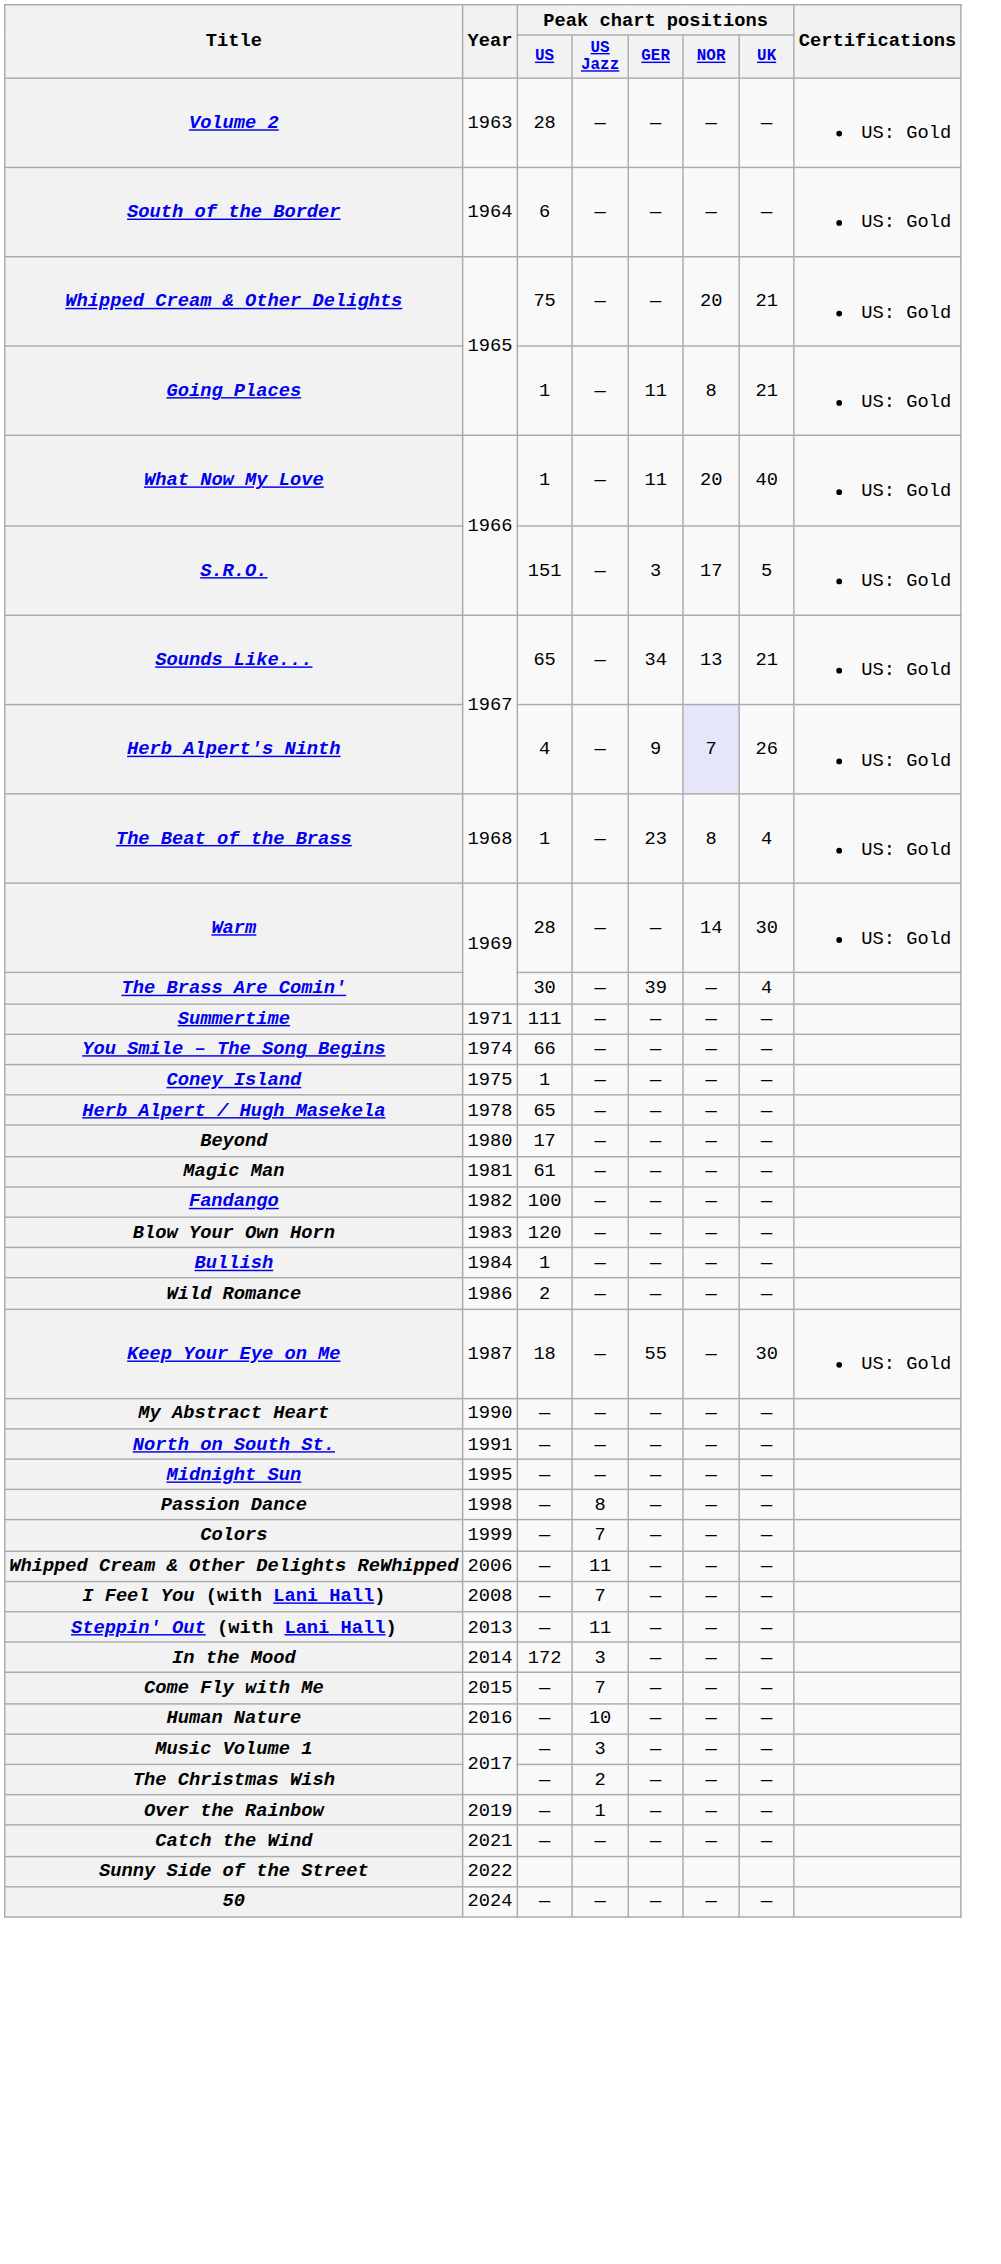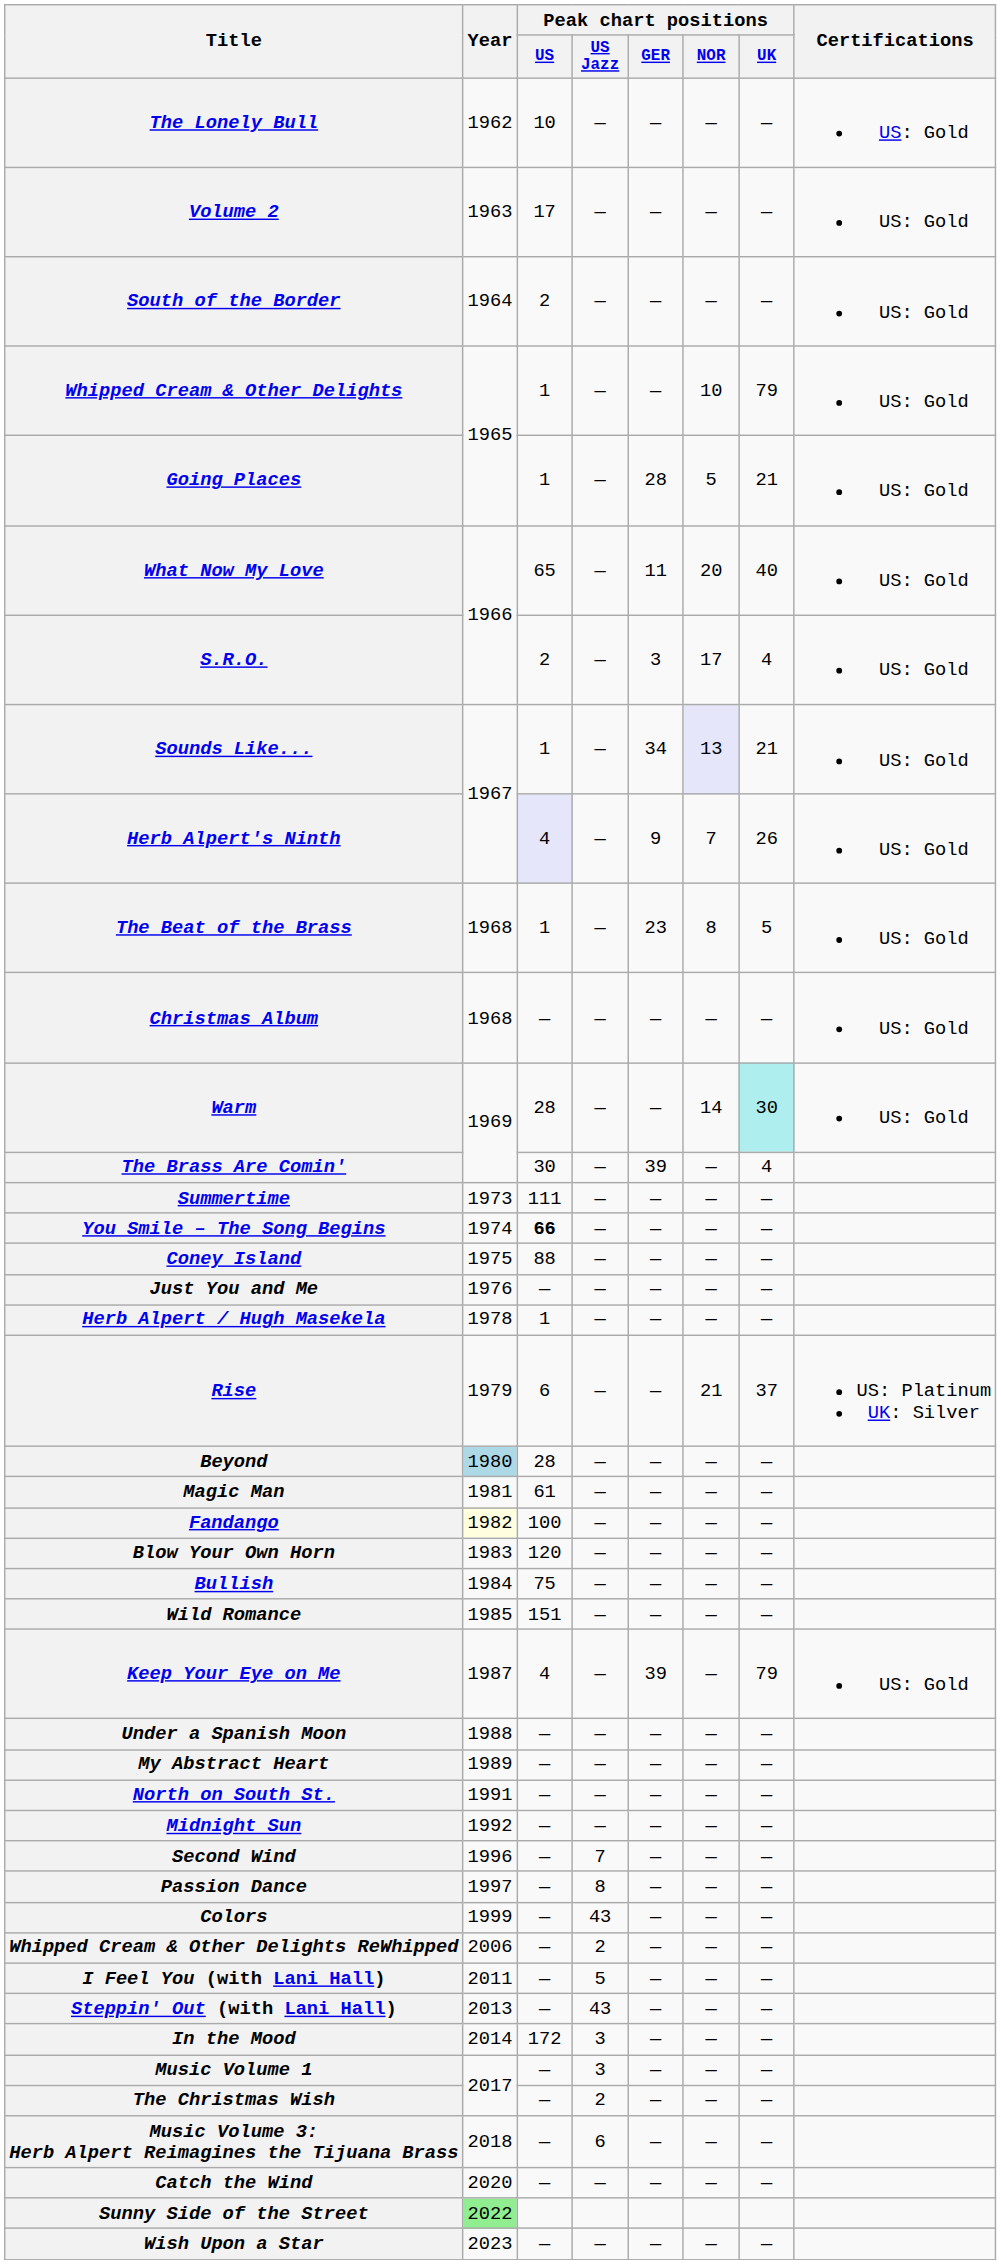+ row: (234, 122)
(545, 122) 28 -> (545, 212) 17
(545, 212) 6 -> (545, 301) 2
(545, 301) 75 -> (545, 391) 1
(711, 301) 20 -> (711, 391) 10
(767, 301) 21 -> (767, 391) 79
(656, 391) 11 -> (656, 481) 28
(711, 391) 8 -> (711, 481) 5
(545, 481) 1 -> (545, 570) 65
(545, 570) 151 -> (545, 660) 2
(767, 570) 5 -> (767, 660) 4
(545, 660) 65 -> (545, 749) 1
(711, 660) no background -> (711, 749) lavender background
(545, 749) no background -> (545, 839) lavender background
(711, 749) lavender background -> (711, 839) no background
(767, 839) 4 -> (767, 928) 5
+ row: (234, 1018)
(767, 928) no background -> (767, 1107) paleturquoise background
(490, 1019) 1971 -> (490, 1198) 1973
(545, 1049) normal -> (545, 1228) bold
(545, 1080) 1 -> (545, 1259) 88
+ row: (234, 1289)
(545, 1110) 65 -> (545, 1320) 1
+ row: (234, 1391)
(490, 1141) no background -> (490, 1462) lightblue background
(545, 1141) 17 -> (545, 1462) 28
(490, 1202) no background -> (490, 1523) lightyellow background
(545, 1263) 1 -> (545, 1584) 75
(490, 1293) 1986 -> (490, 1614) 1985
(545, 1293) 2 -> (545, 1614) 151
(545, 1353) 18 -> (545, 1674) 4
(656, 1353) 55 -> (656, 1674) 39
(767, 1353) 30 -> (767, 1674) 79
+ row: (234, 1734)
(490, 1413) 1990 -> (490, 1765) 1989
(490, 1475) 1995 -> (490, 1826) 1992
+ row: (234, 1856)
(490, 1505) 1998 -> (490, 1887) 1997
(600, 1536) 7 -> (600, 1917) 43
(600, 1566) 11 -> (600, 1948) 2
(490, 1597) 2008 -> (490, 1978) 2011
(600, 1597) 7 -> (600, 1978) 5
(600, 1627) 11 -> (600, 2009) 43
- row: (234, 1688)
- row: (234, 1719)
+ row: (234, 2142)
- row: (234, 1810)
(490, 1841) 2021 -> (490, 2183) 2020
(490, 1871) no background -> (490, 2214) lightgreen background
+ row: (234, 2244)
- row: (234, 1902)
